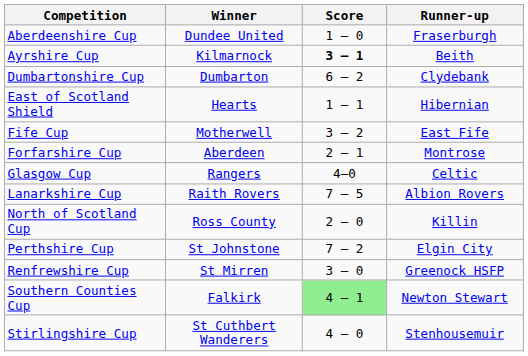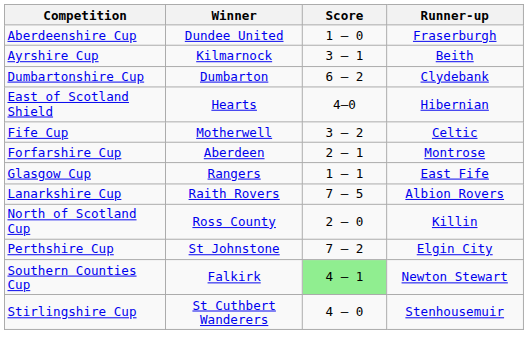(344, 56) bold -> (344, 56) normal
(344, 104) 1 – 1 -> (344, 104) 4–0
(455, 132) East Fife -> (455, 132) Celtic
(344, 173) 4–0 -> (344, 173) 1 – 1
(455, 173) Celtic -> (455, 173) East Fife
- row: (68, 270)
